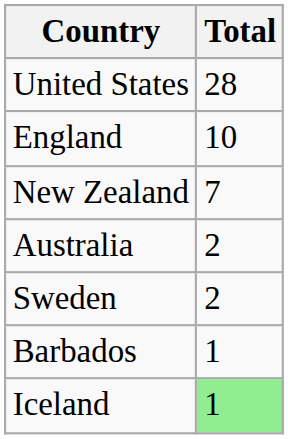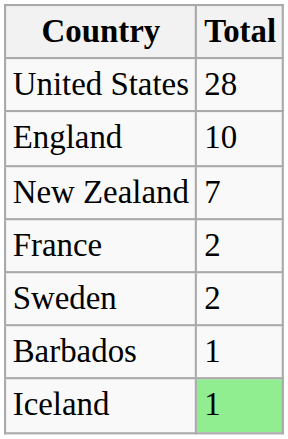- row: (73, 244)
+ row: (57, 244)
